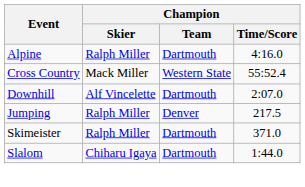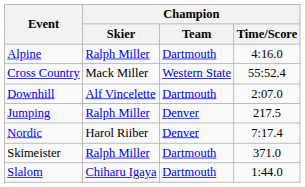+ row: (25, 133)
